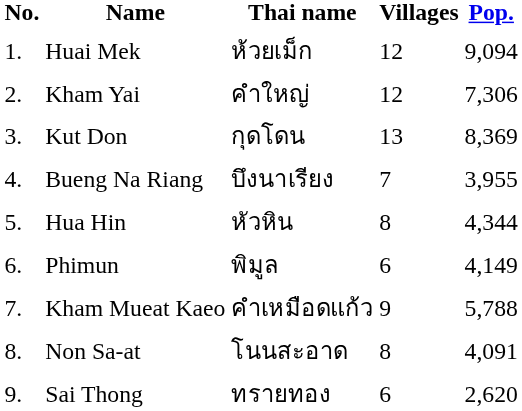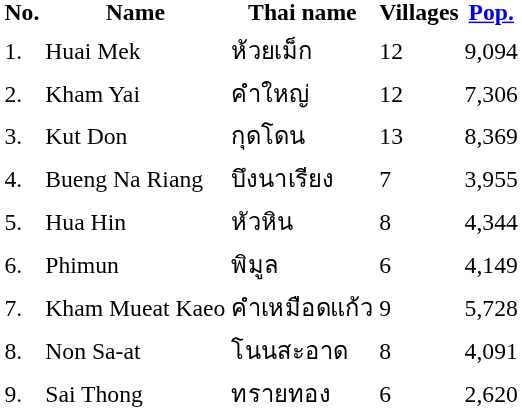(491, 307) 5,788 -> (491, 307) 5,728
